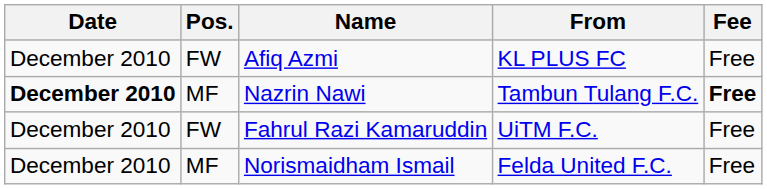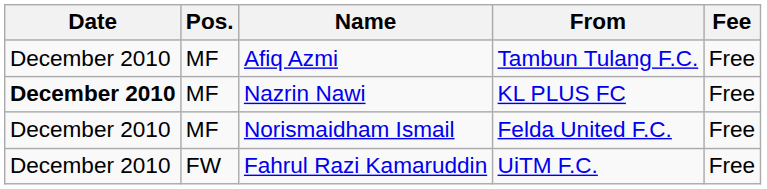(203, 58) FW -> (202, 58) MF
(562, 58) KL PLUS FC -> (598, 58) Tambun Tulang F.C.
(598, 93) Tambun Tulang F.C. -> (562, 93) KL PLUS FC
(732, 93) bold -> (732, 93) normal
rows swapped: (349, 165) <-> (366, 129)
